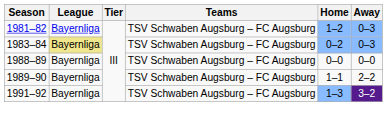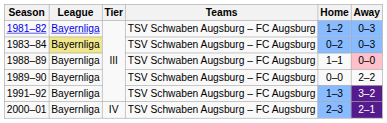(334, 61) 0–0 -> (334, 61) 1–1
(367, 61) no background -> (367, 61) pink background
(334, 77) 1–1 -> (334, 77) 0–0
+ row: (27, 110)
